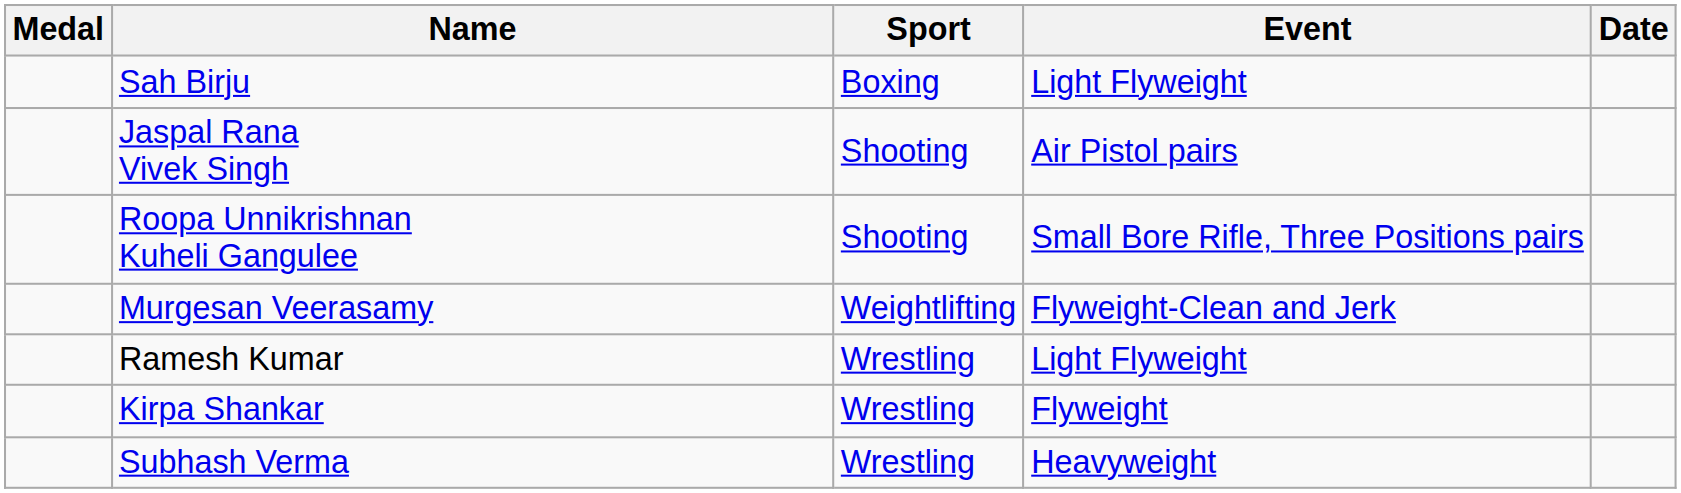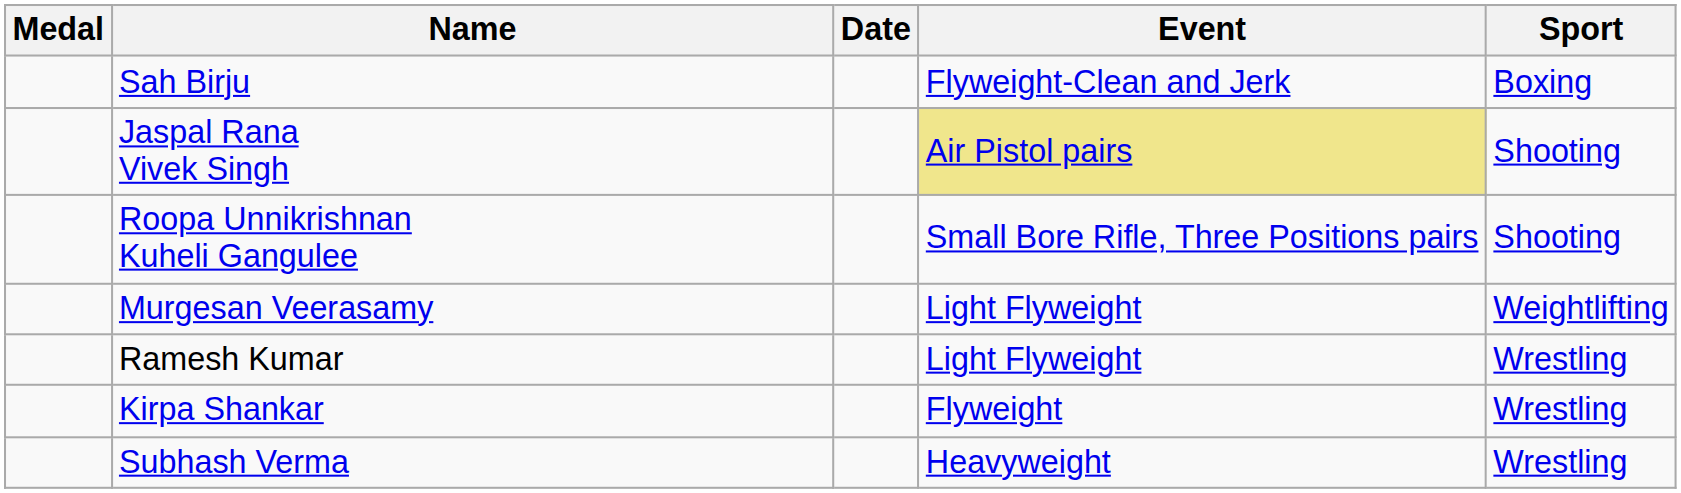columns swapped: (929, 30) <-> (1634, 30)
(1139, 81) Light Flyweight -> (1108, 81) Flyweight-Clean and Jerk
(1134, 150) no background -> (1029, 150) khaki background
(1214, 307) Flyweight-Clean and Jerk -> (1034, 307) Light Flyweight
